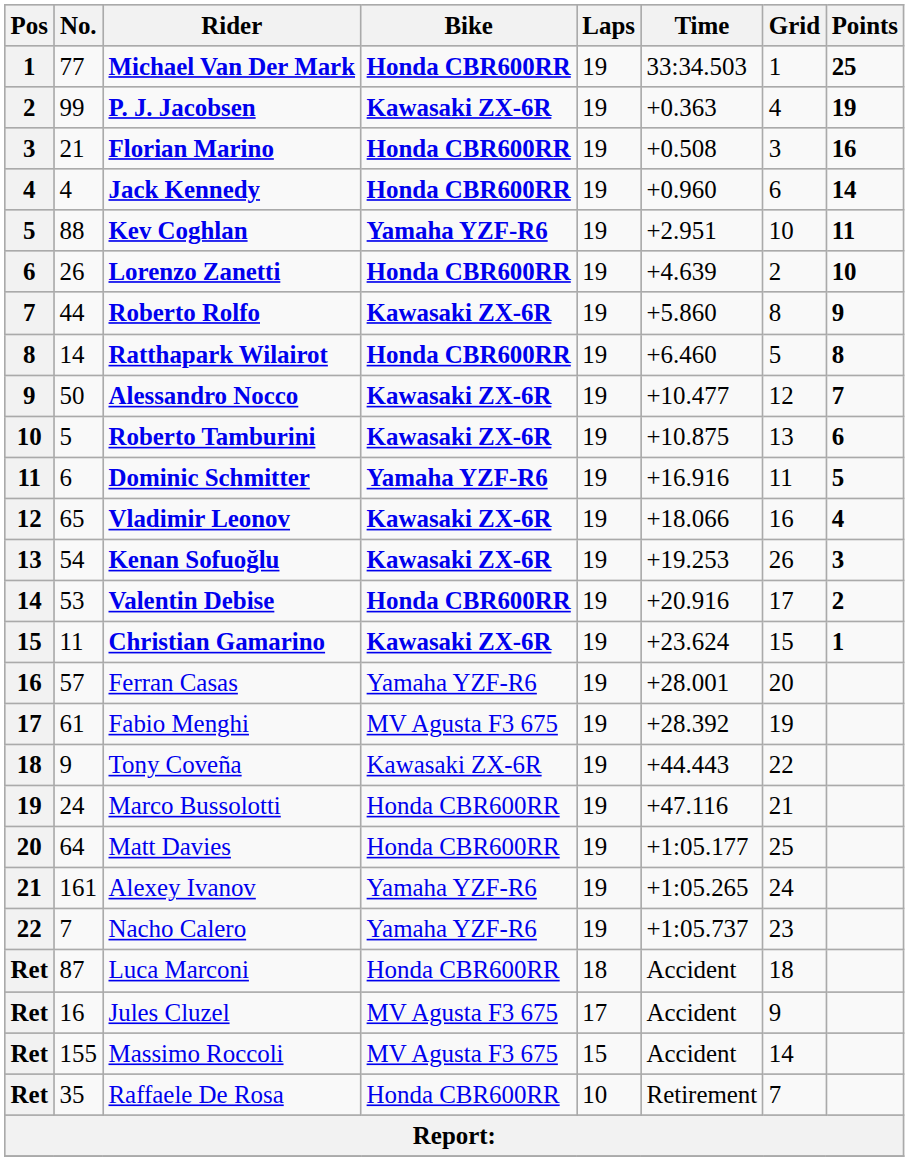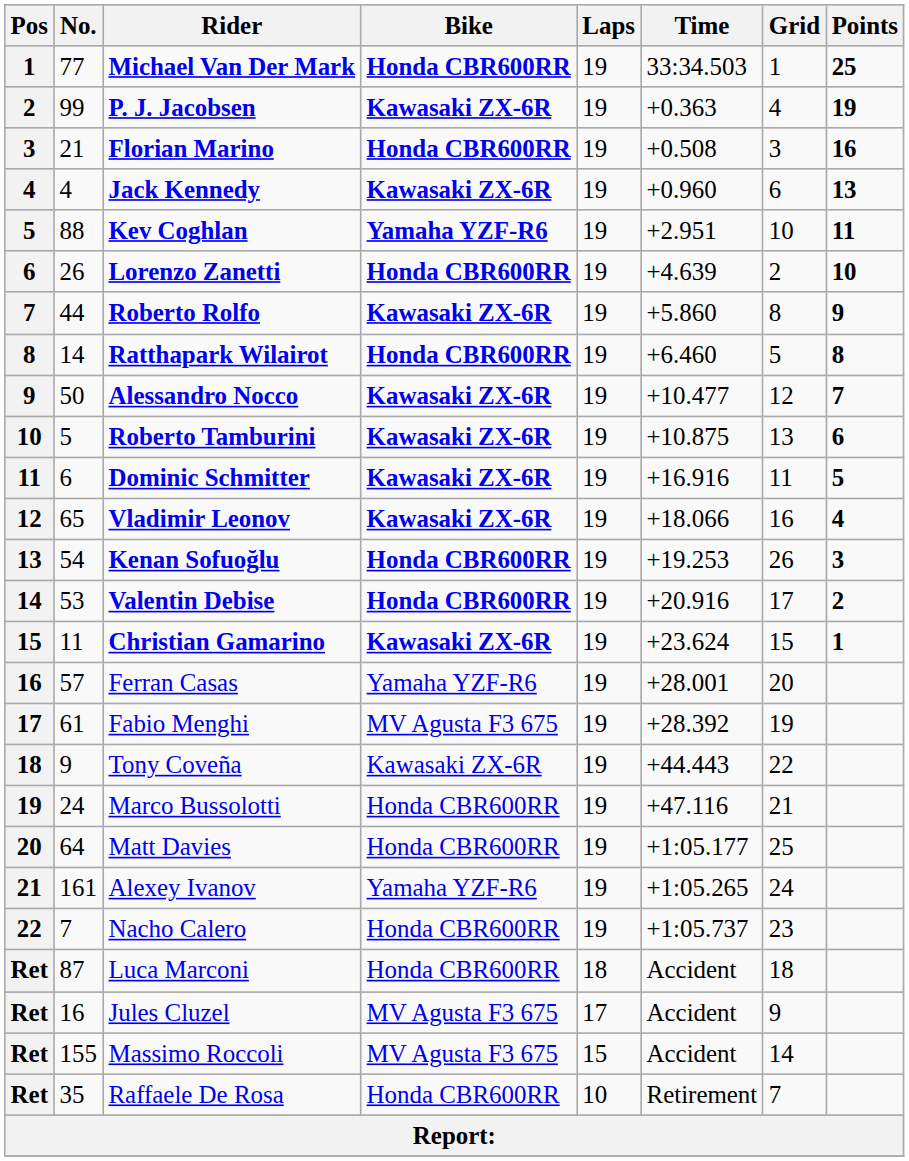(469, 189) Honda CBR600RR -> (459, 189) Kawasaki ZX-6R
(844, 189) 14 -> (844, 189) 13
(457, 477) Yamaha YZF-R6 -> (459, 477) Kawasaki ZX-6R
(459, 559) Kawasaki ZX-6R -> (469, 559) Honda CBR600RR
(452, 929) Yamaha YZF-R6 -> (463, 929) Honda CBR600RR
